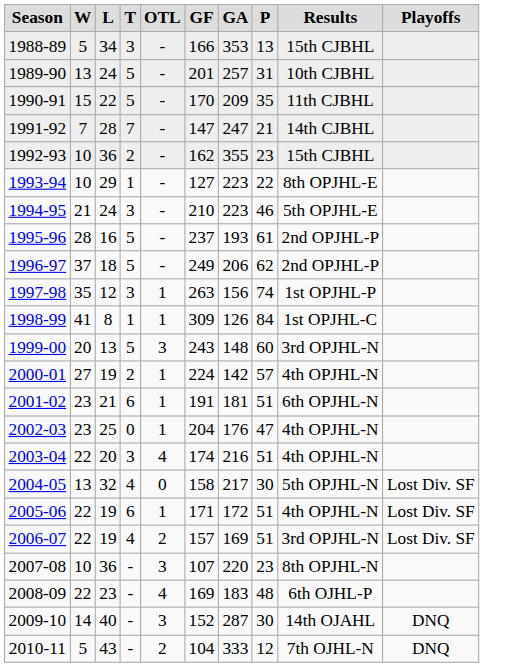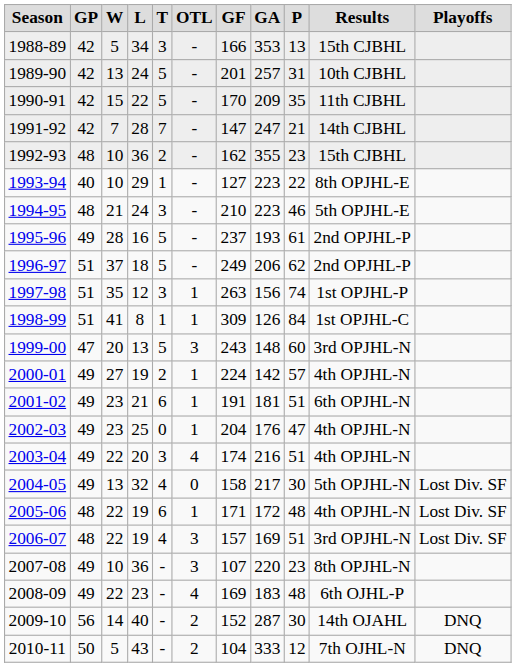+ column: (86, 18)
(265, 511) 51 -> (297, 511) 48
(162, 538) 2 -> (194, 538) 3
(162, 621) 3 -> (194, 621) 2
